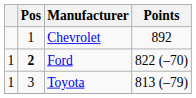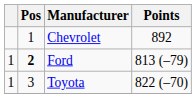(162, 60) 822 (–70) -> (162, 60) 813 (–79)
(162, 82) 813 (–79) -> (162, 82) 822 (–70)
